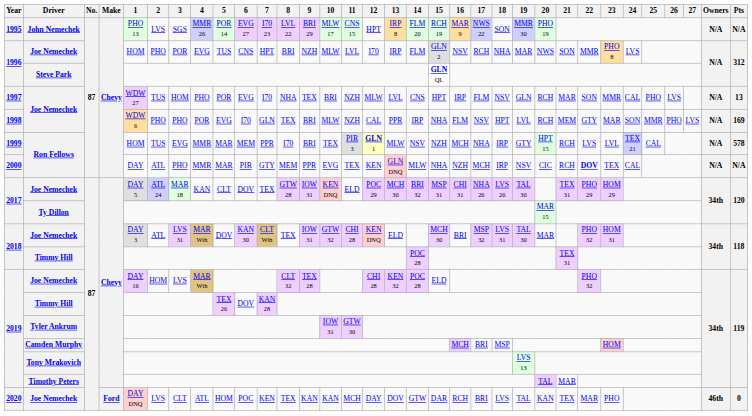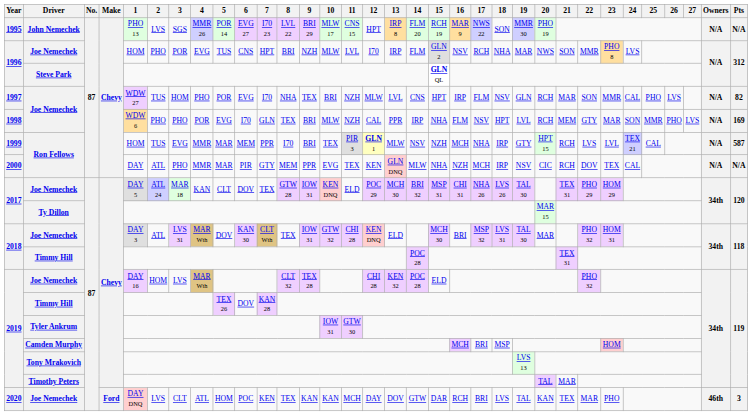(739, 97) 13 -> (739, 97) 82
(739, 143) 578 -> (739, 143) 587
(589, 166) bold -> (589, 166) normal
(739, 399) 0 -> (739, 399) 3
